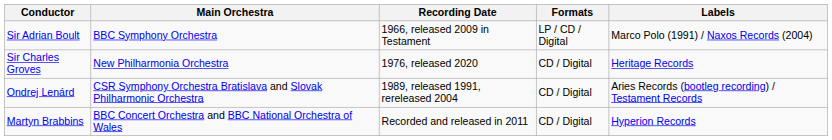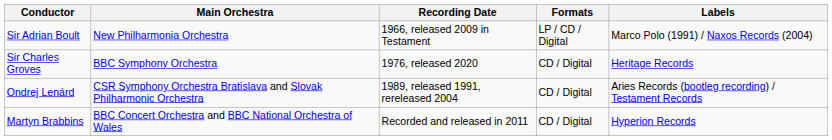(155, 35) BBC Symphony Orchestra -> (161, 35) New Philharmonia Orchestra
(161, 64) New Philharmonia Orchestra -> (155, 64) BBC Symphony Orchestra
